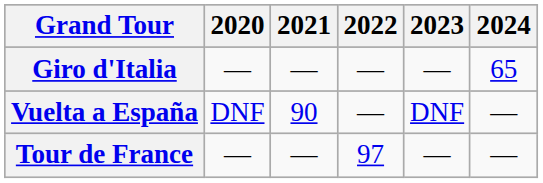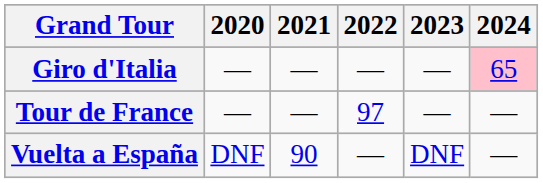(504, 68) no background -> (504, 68) pink background
rows swapped: (104, 154) <-> (105, 111)
